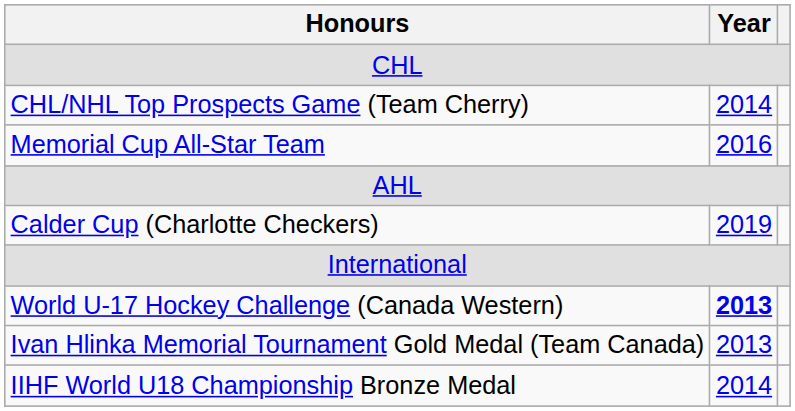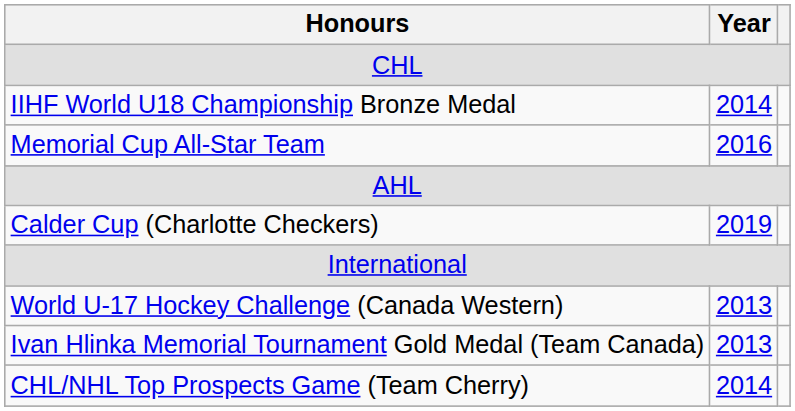rows swapped: (270, 104) <-> (263, 385)
(744, 305) bold -> (744, 305) normal
